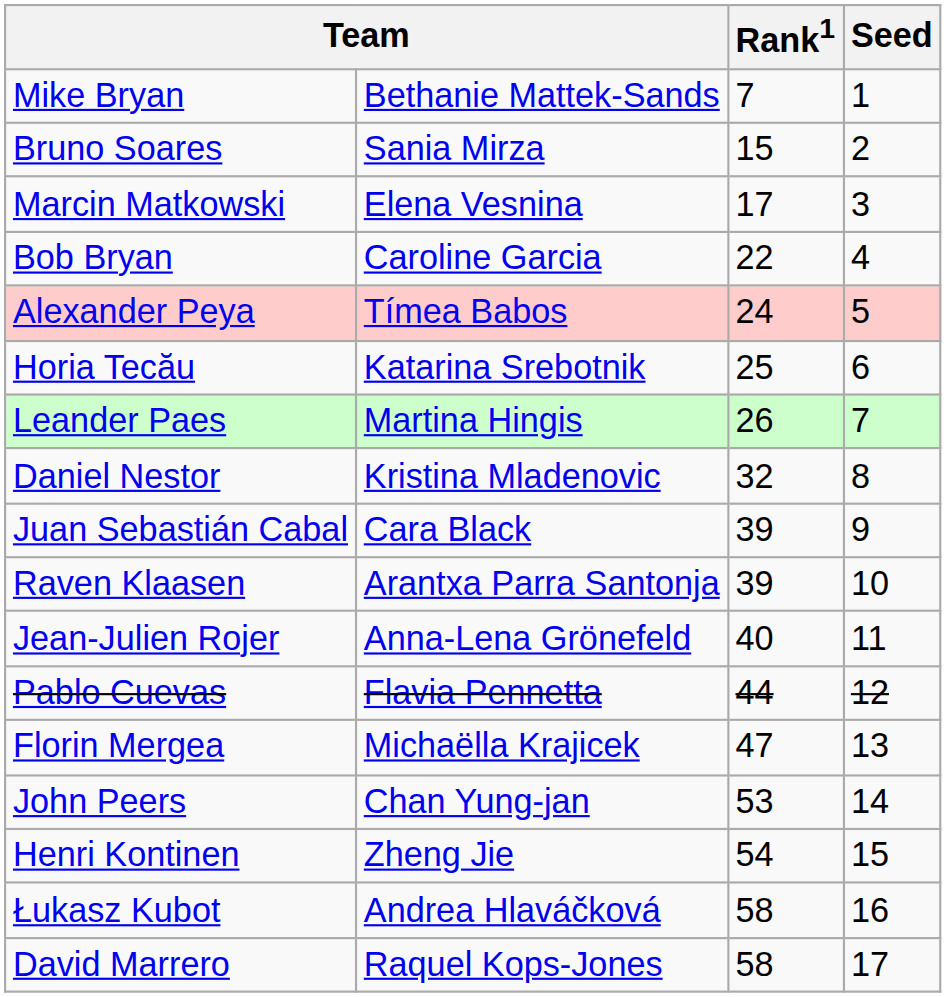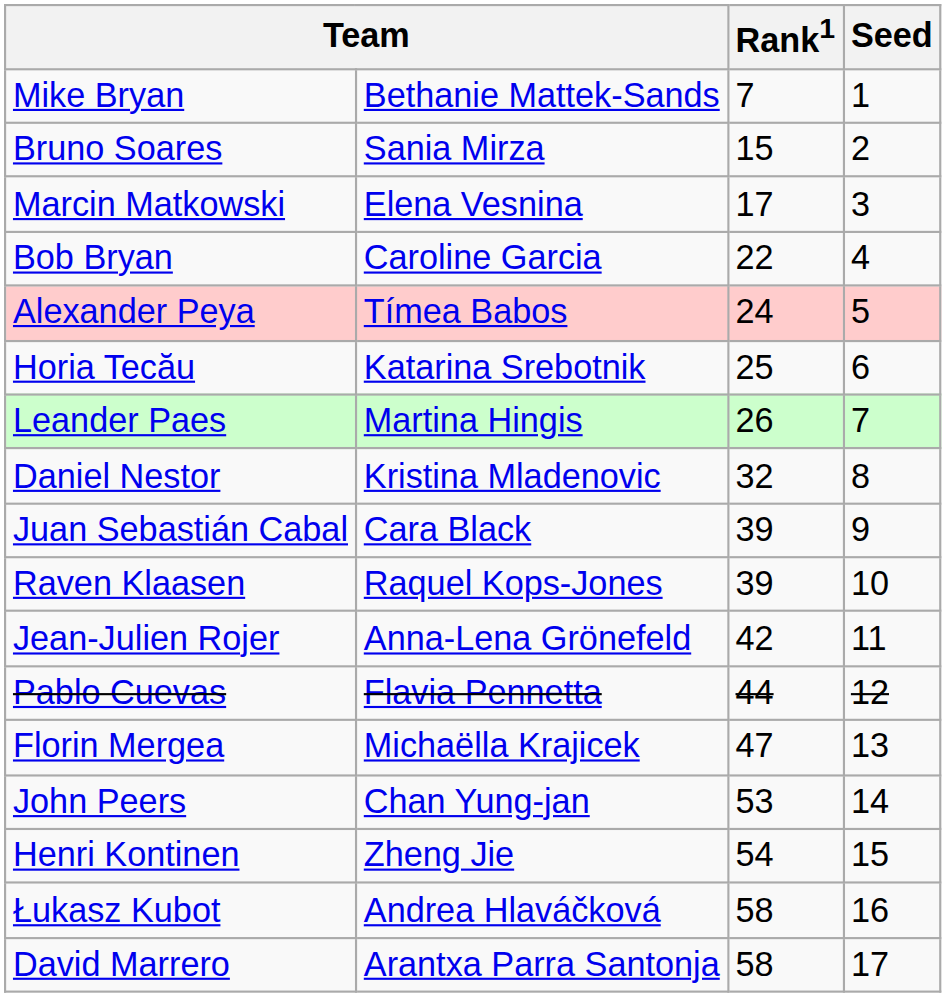(542, 583) Arantxa Parra Santonja -> (513, 583) Raquel Kops-Jones
(755, 638) 40 -> (755, 638) 42
(513, 964) Raquel Kops-Jones -> (542, 964) Arantxa Parra Santonja
